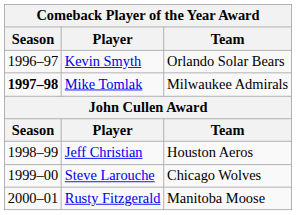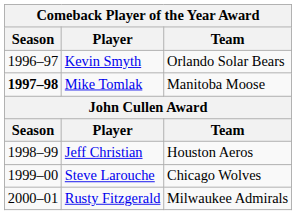(228, 84) Milwaukee Admirals -> (216, 84) Manitoba Moose
(216, 198) Manitoba Moose -> (228, 198) Milwaukee Admirals
